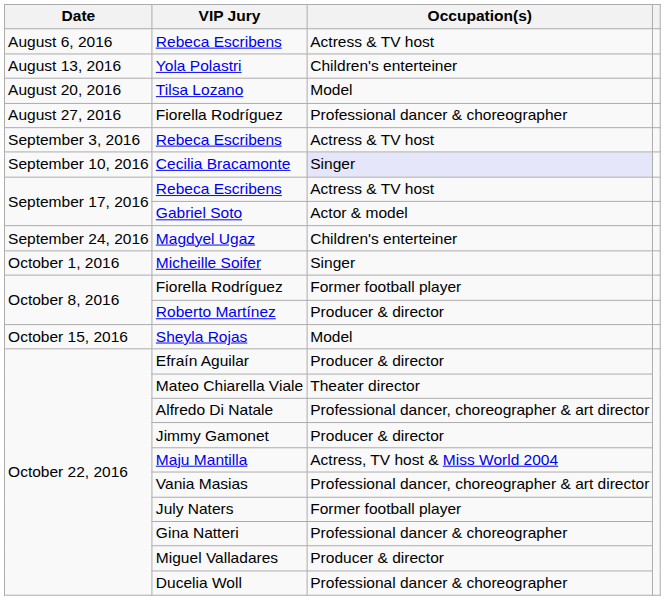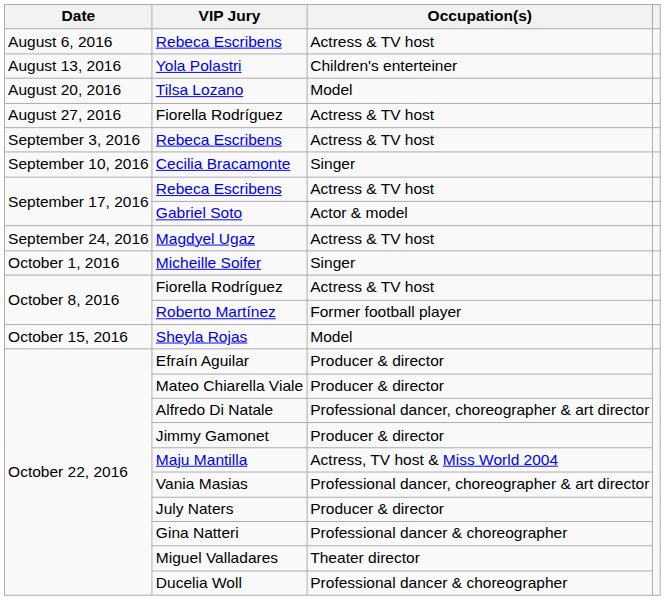(439, 115) Professional dancer & choreographer -> (372, 115) Actress & TV host
(333, 164) lavender background -> (333, 164) no background
(384, 238) Children's enterteiner -> (372, 238) Actress & TV host
(386, 287) Former football player -> (372, 287) Actress & TV host
(377, 312) Producer & director -> (386, 312) Former football player
(365, 386) Theater director -> (377, 386) Producer & director
(386, 509) Former football player -> (377, 509) Producer & director
(377, 558) Producer & director -> (365, 558) Theater director
